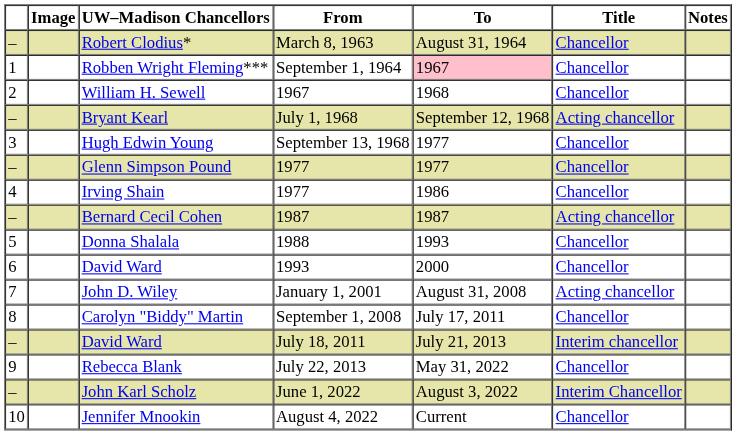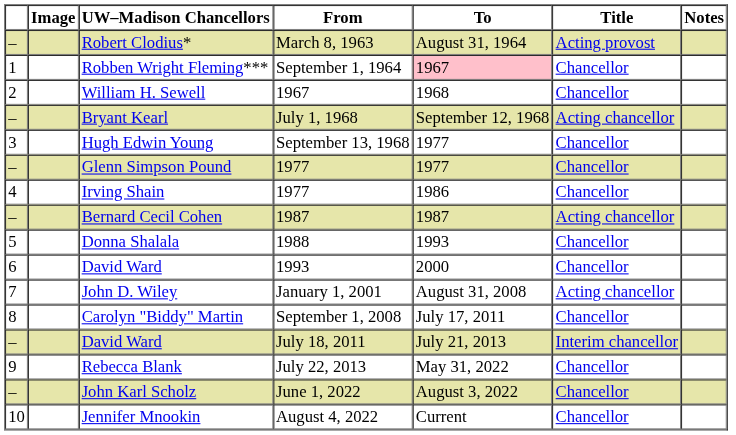(592, 42) Chancellor -> (605, 42) Acting provost
(619, 391) Interim Chancellor -> (592, 391) Chancellor
